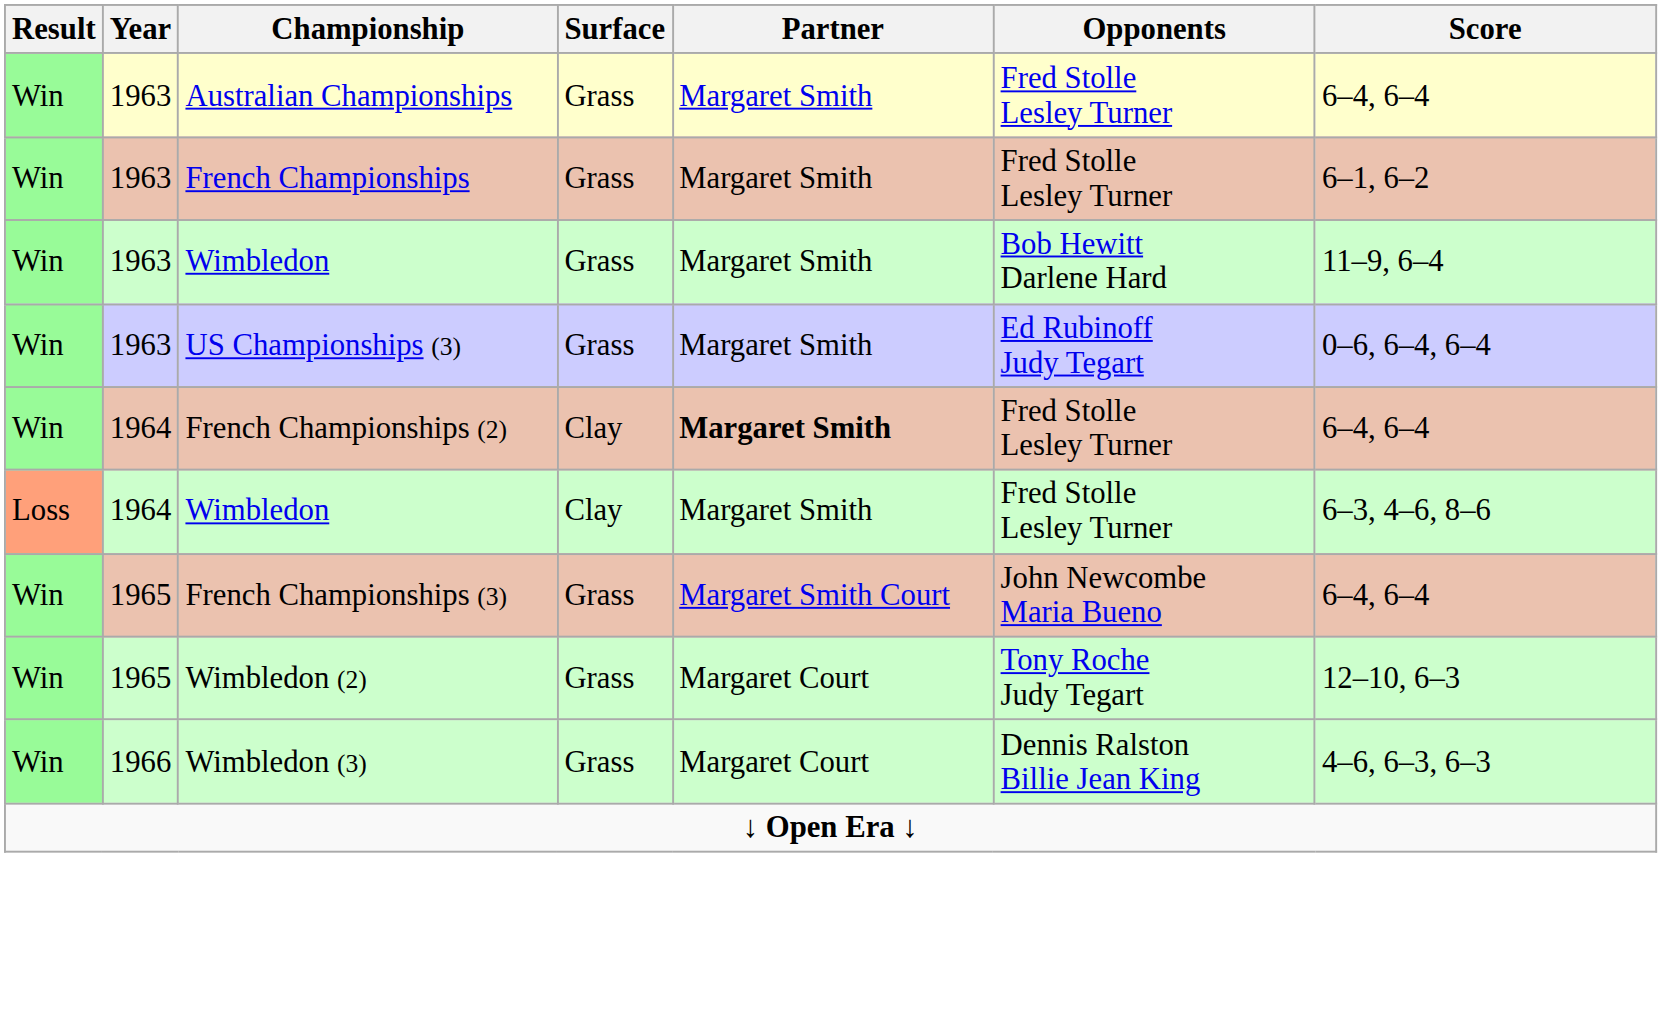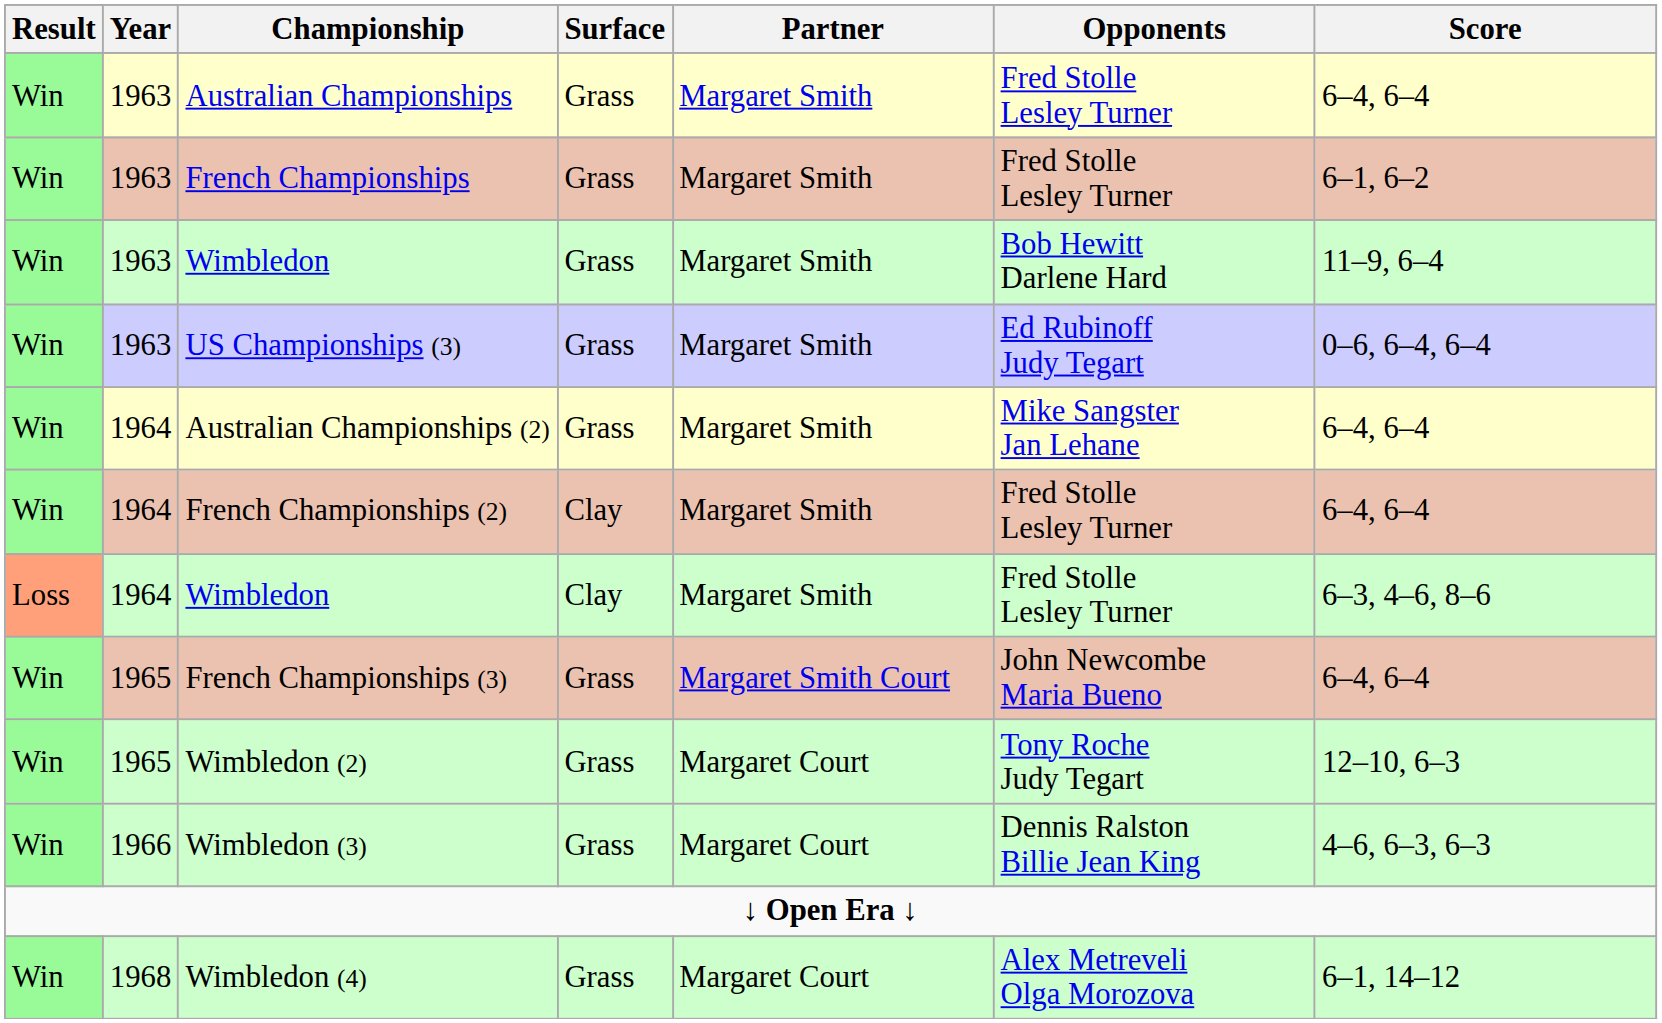+ row: (141, 427)
(785, 427) bold -> (776, 511) normal
+ row: (141, 976)
